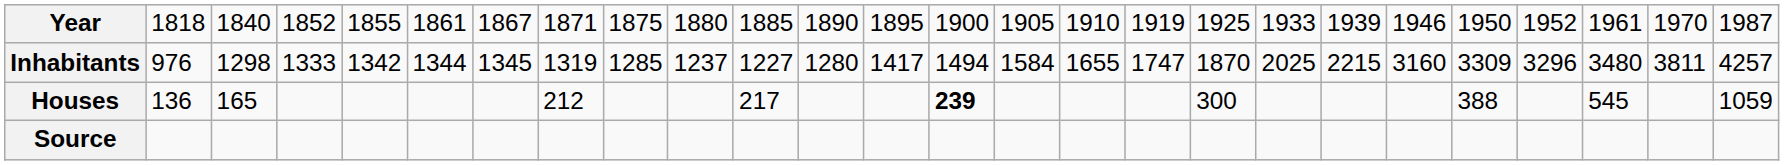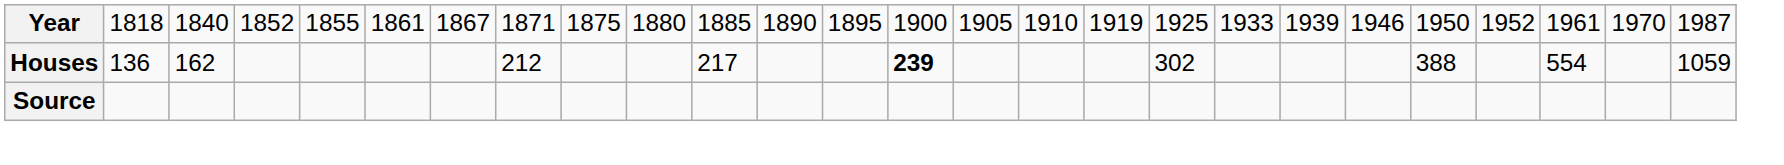- row: (75, 62)
(237, 100) 165 -> (195, 62) 162
(1217, 100) 300 -> (1175, 62) 302
(1608, 100) 545 -> (1567, 62) 554
